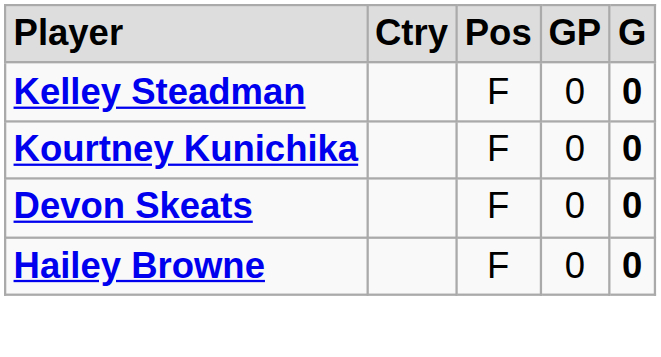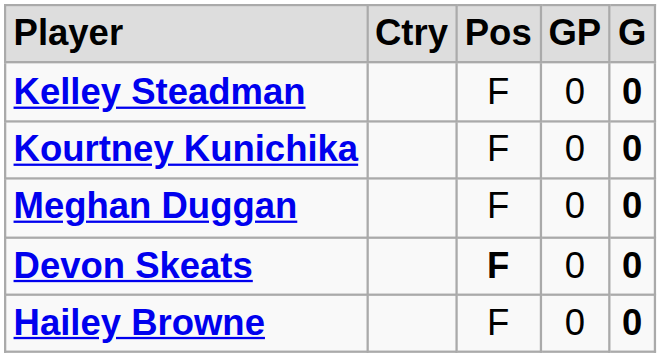+ row: (155, 206)
(498, 206) normal -> (498, 264) bold
